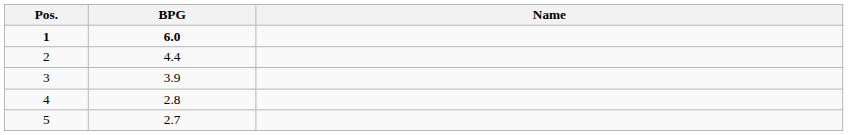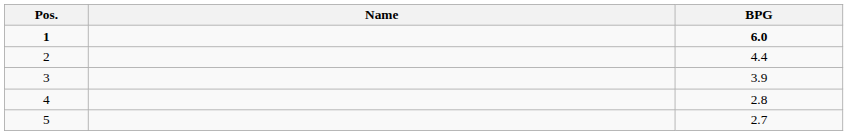columns swapped: (549, 15) <-> (172, 15)
